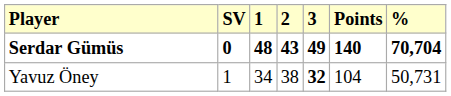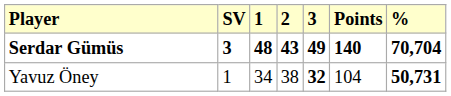(227, 47) 0 -> (227, 47) 3
(416, 76) normal -> (416, 76) bold
